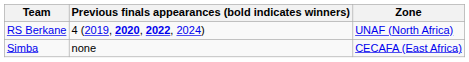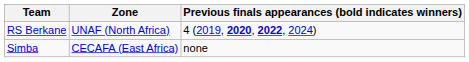columns swapped: (409, 13) <-> (211, 13)
